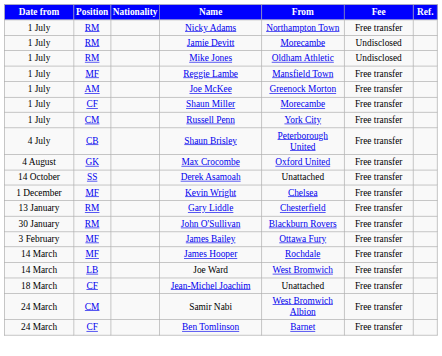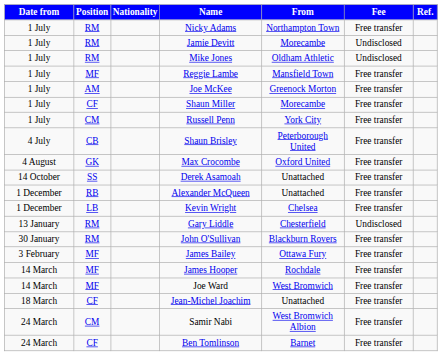+ row: (211, 193)
(92, 193) MF -> (92, 208) LB
(379, 208) Free transfer -> (379, 224) Undisclosed
(92, 270) LB -> (92, 286) MF
